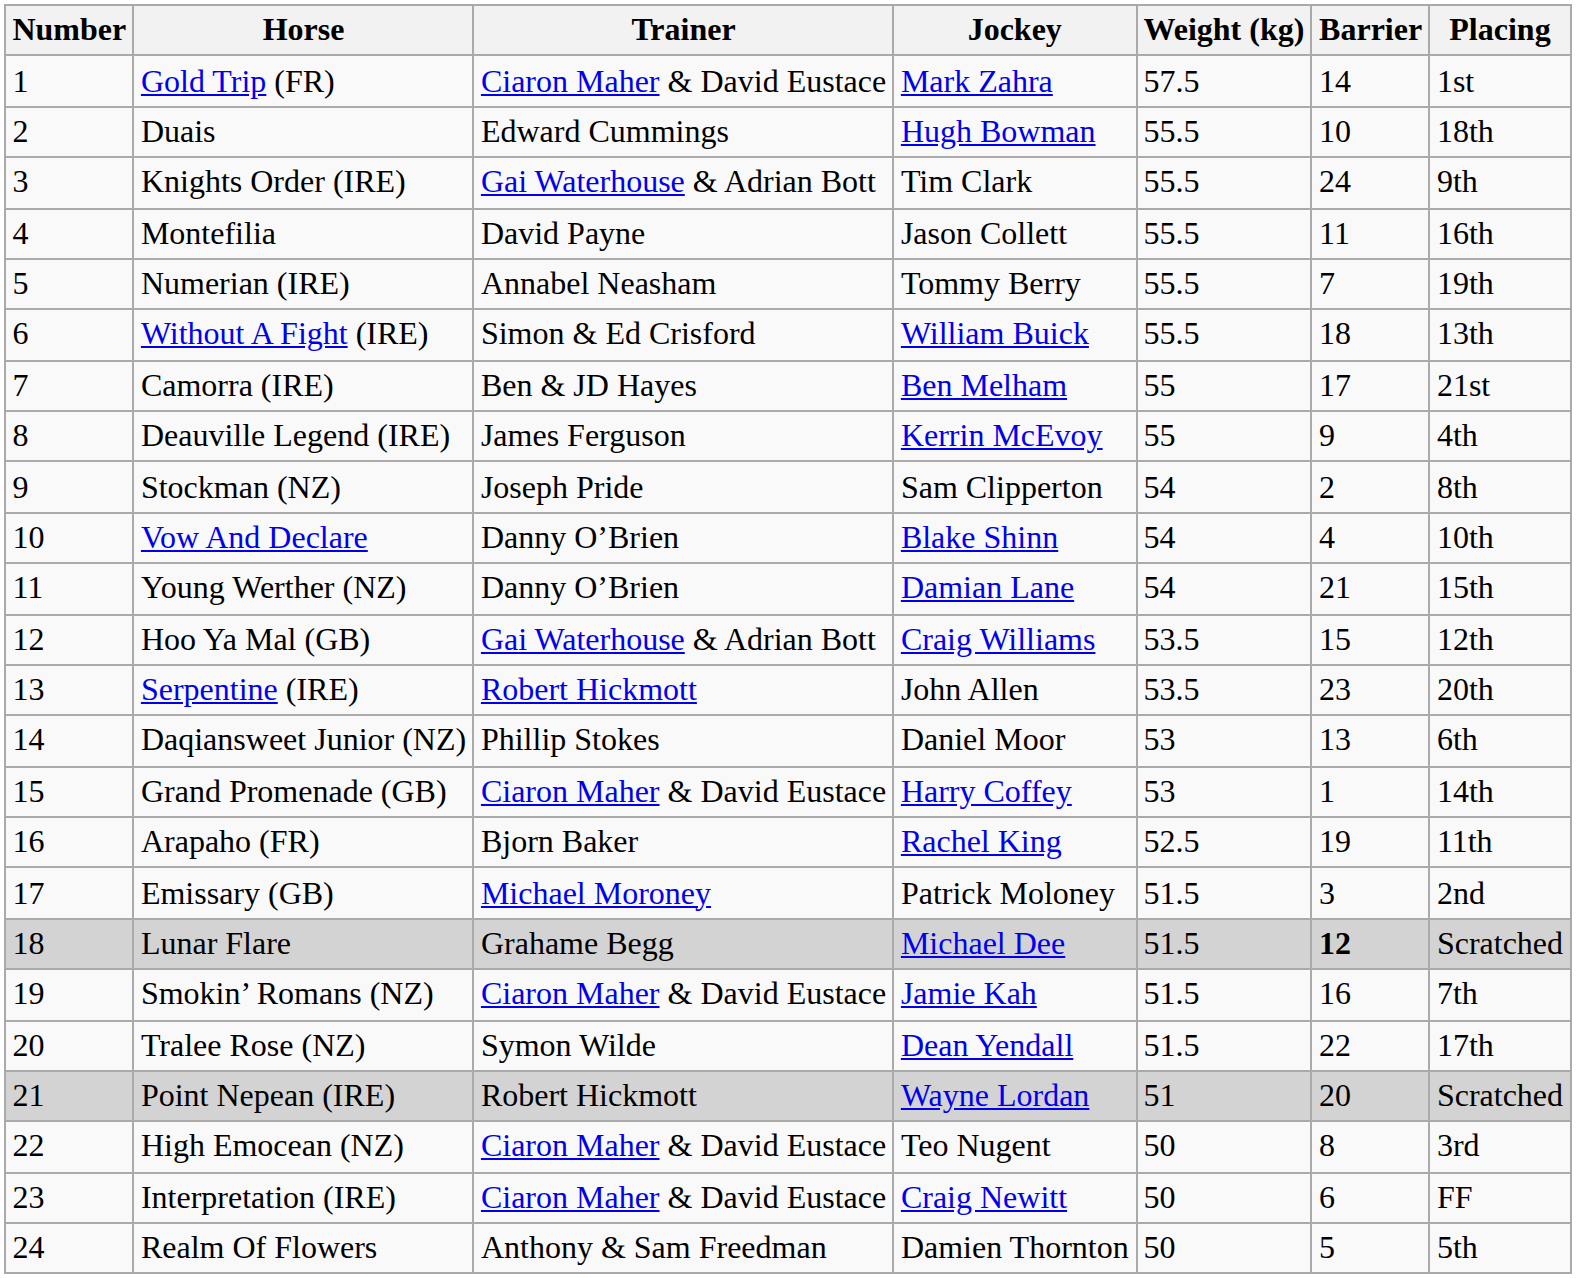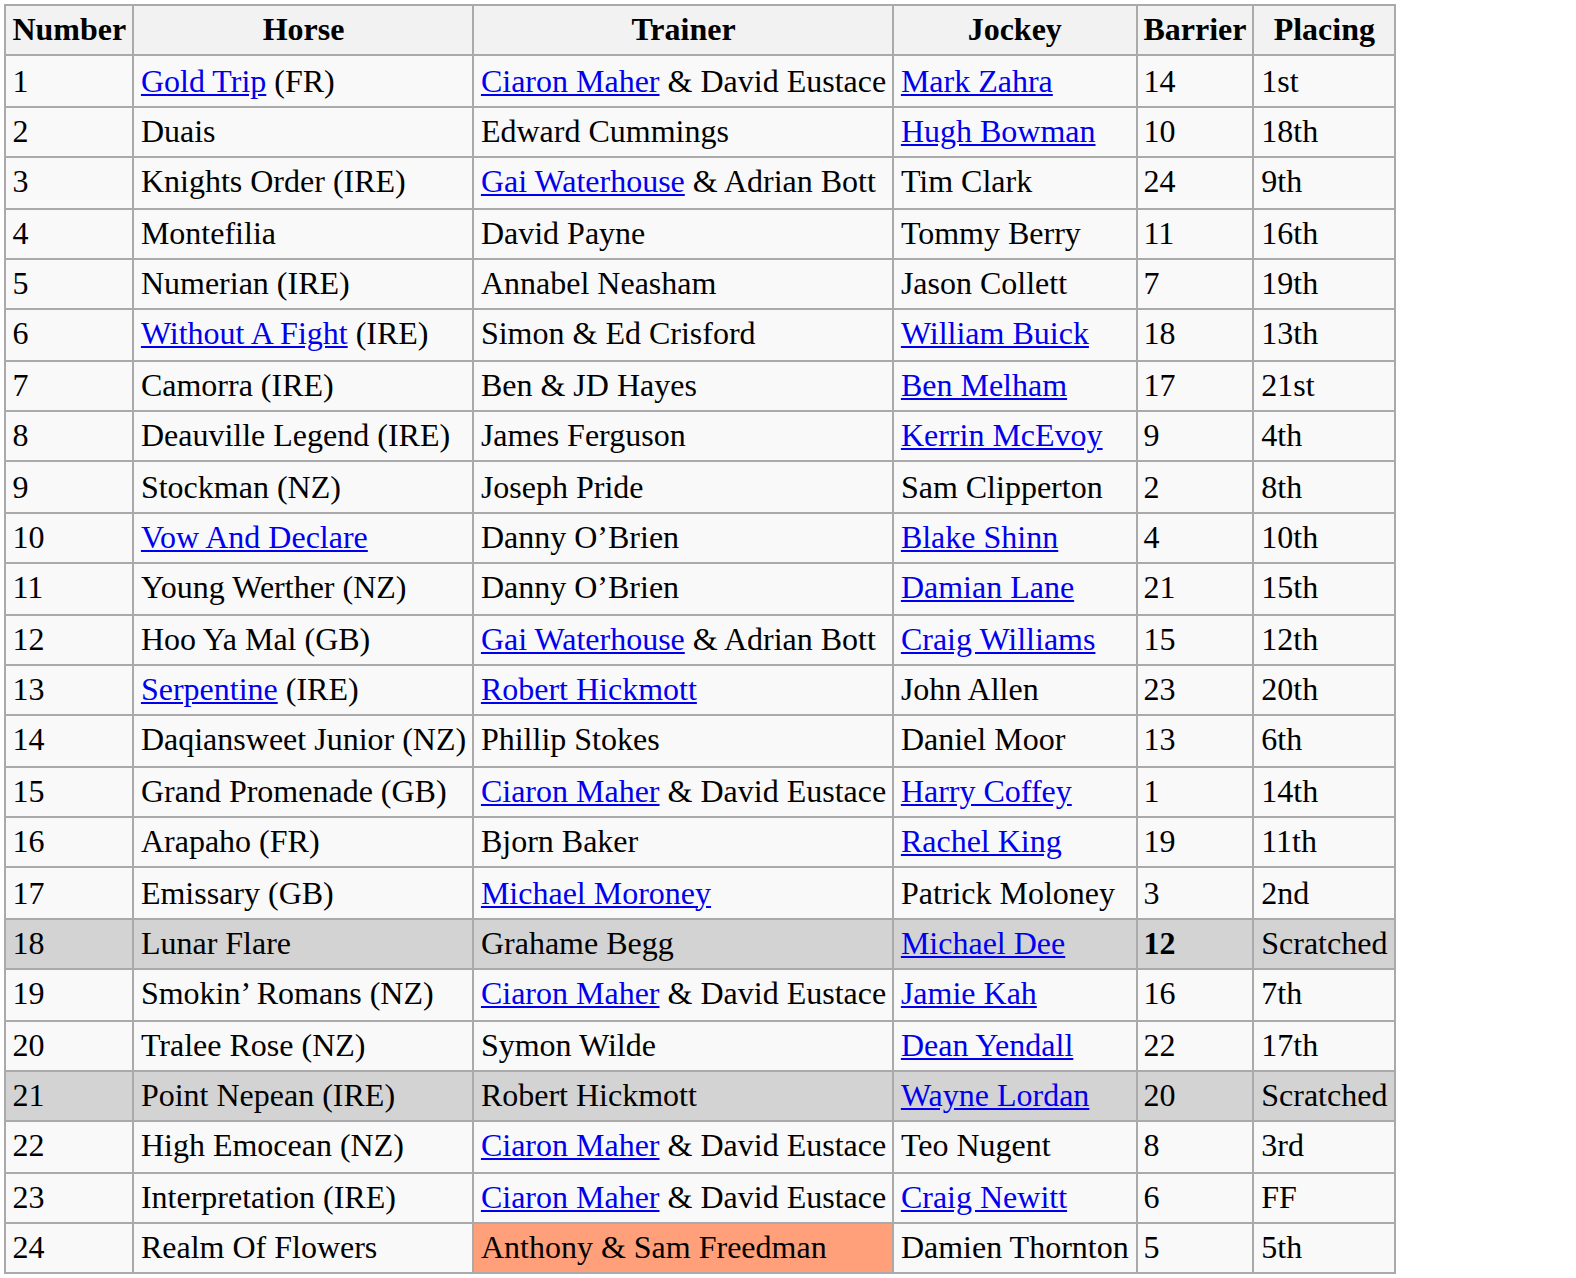- column: (1224, 29)
(984, 232) Jason Collett -> (991, 232) Tommy Berry
(991, 283) Tommy Berry -> (984, 283) Jason Collett
(654, 1247) no background -> (654, 1247) lightsalmon background
